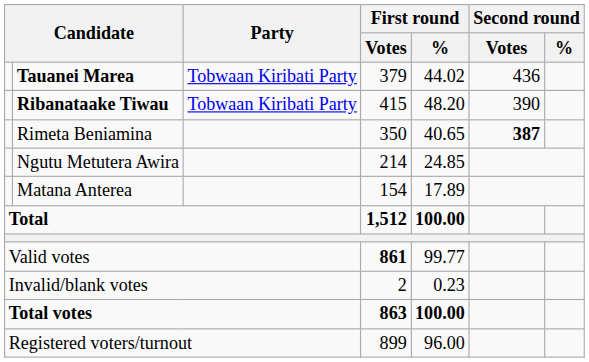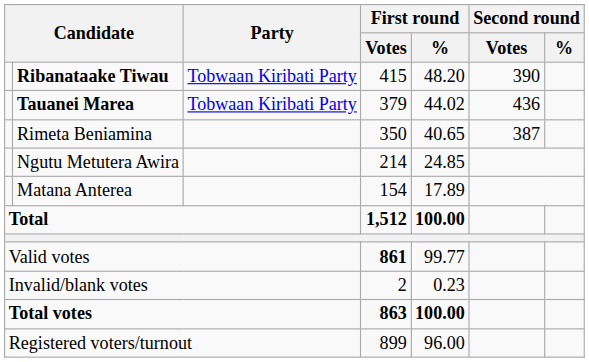rows swapped: (93, 104) <-> (76, 76)
(526, 133) bold -> (526, 133) normal
